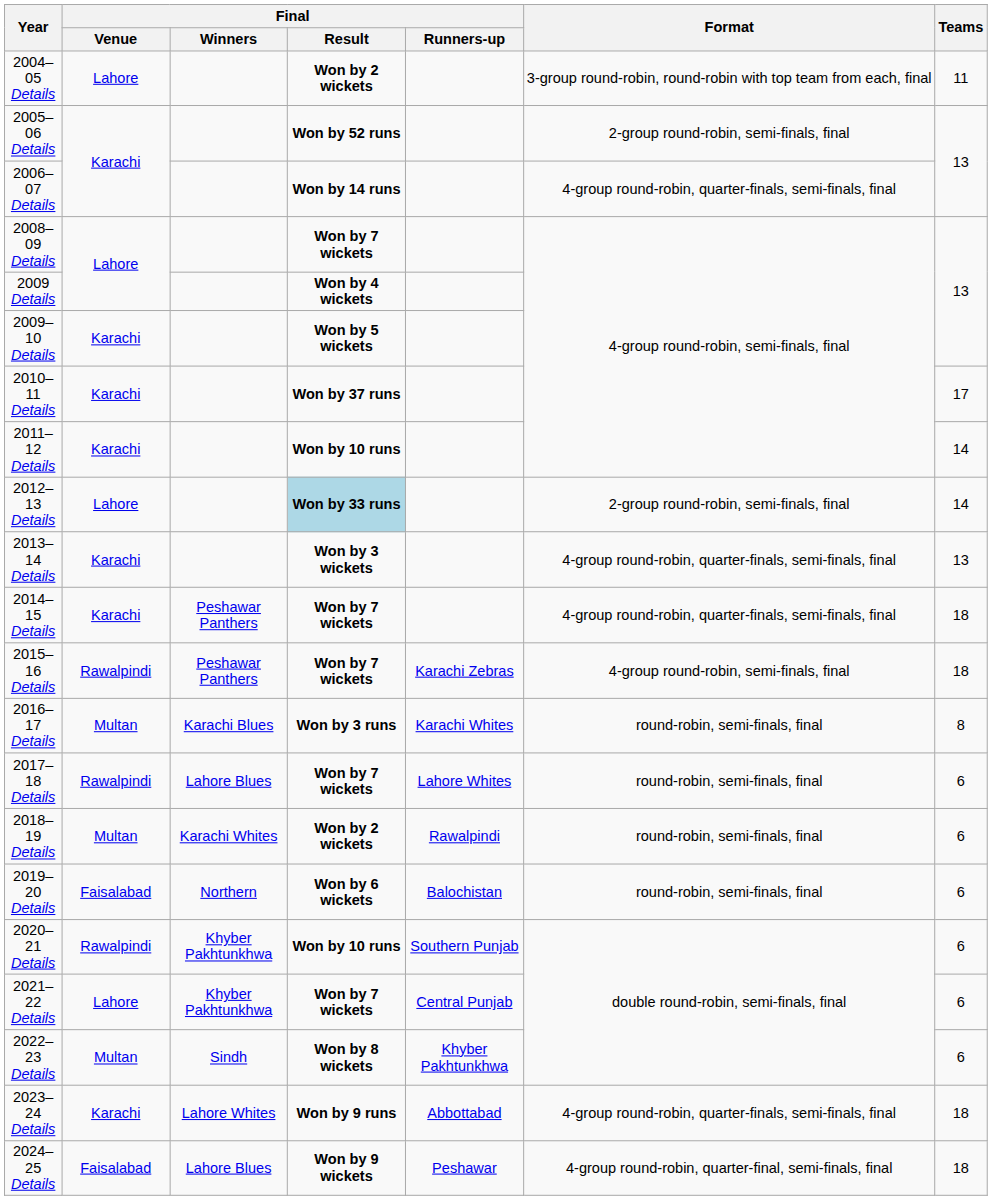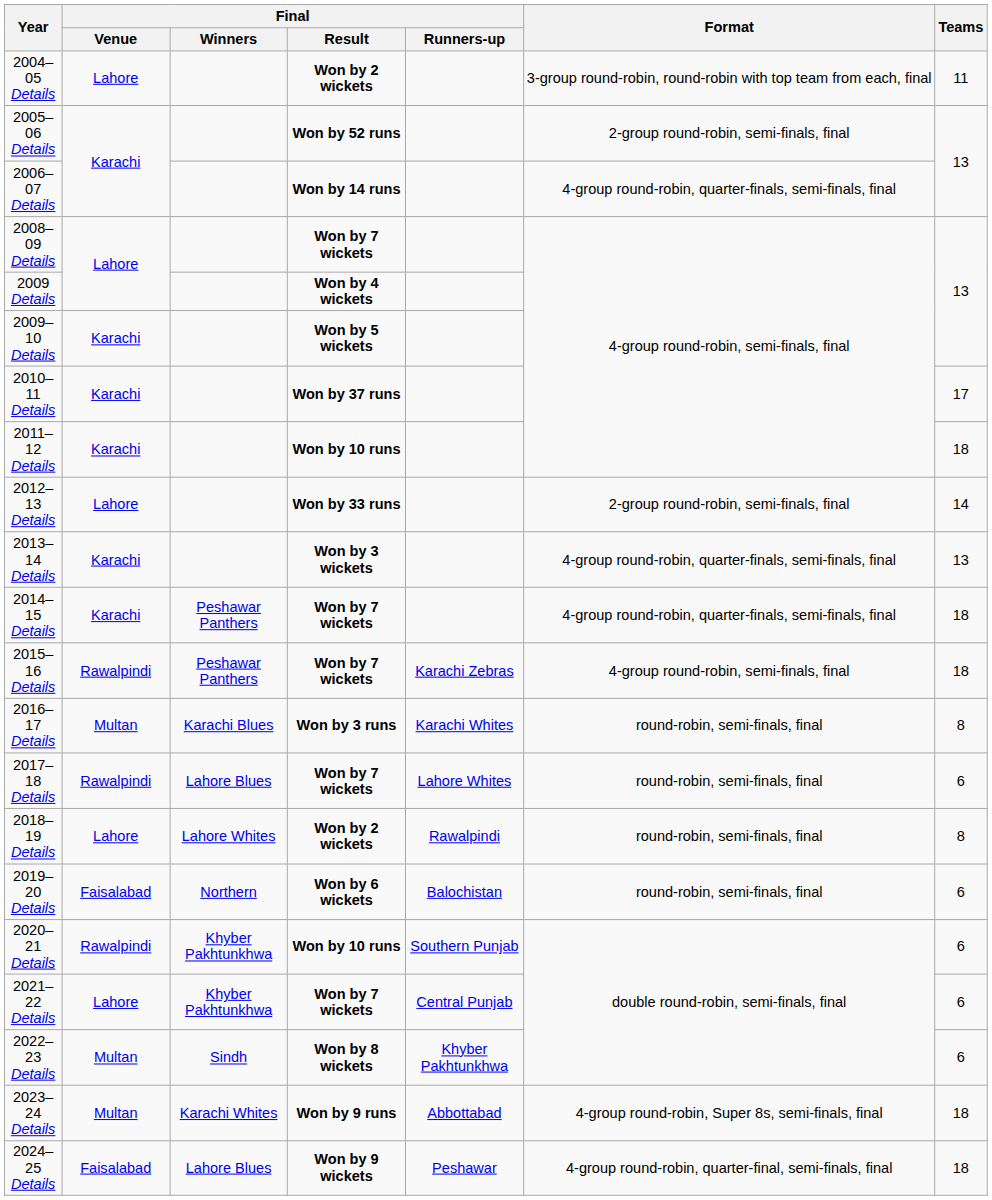(961, 449) 14 -> (961, 449) 18
(347, 505) lightblue background -> (347, 505) no background
(116, 837) Multan -> (116, 837) Lahore
(229, 837) Karachi Whites -> (229, 837) Lahore Whites
(961, 837) 6 -> (961, 837) 8
(116, 1113) Karachi -> (116, 1113) Multan
(229, 1113) Lahore Whites -> (229, 1113) Karachi Whites
(729, 1113) 4-group round-robin, quarter-finals, semi-finals, final -> (729, 1113) 4-group round-robin, Super 8s, semi-finals, final
